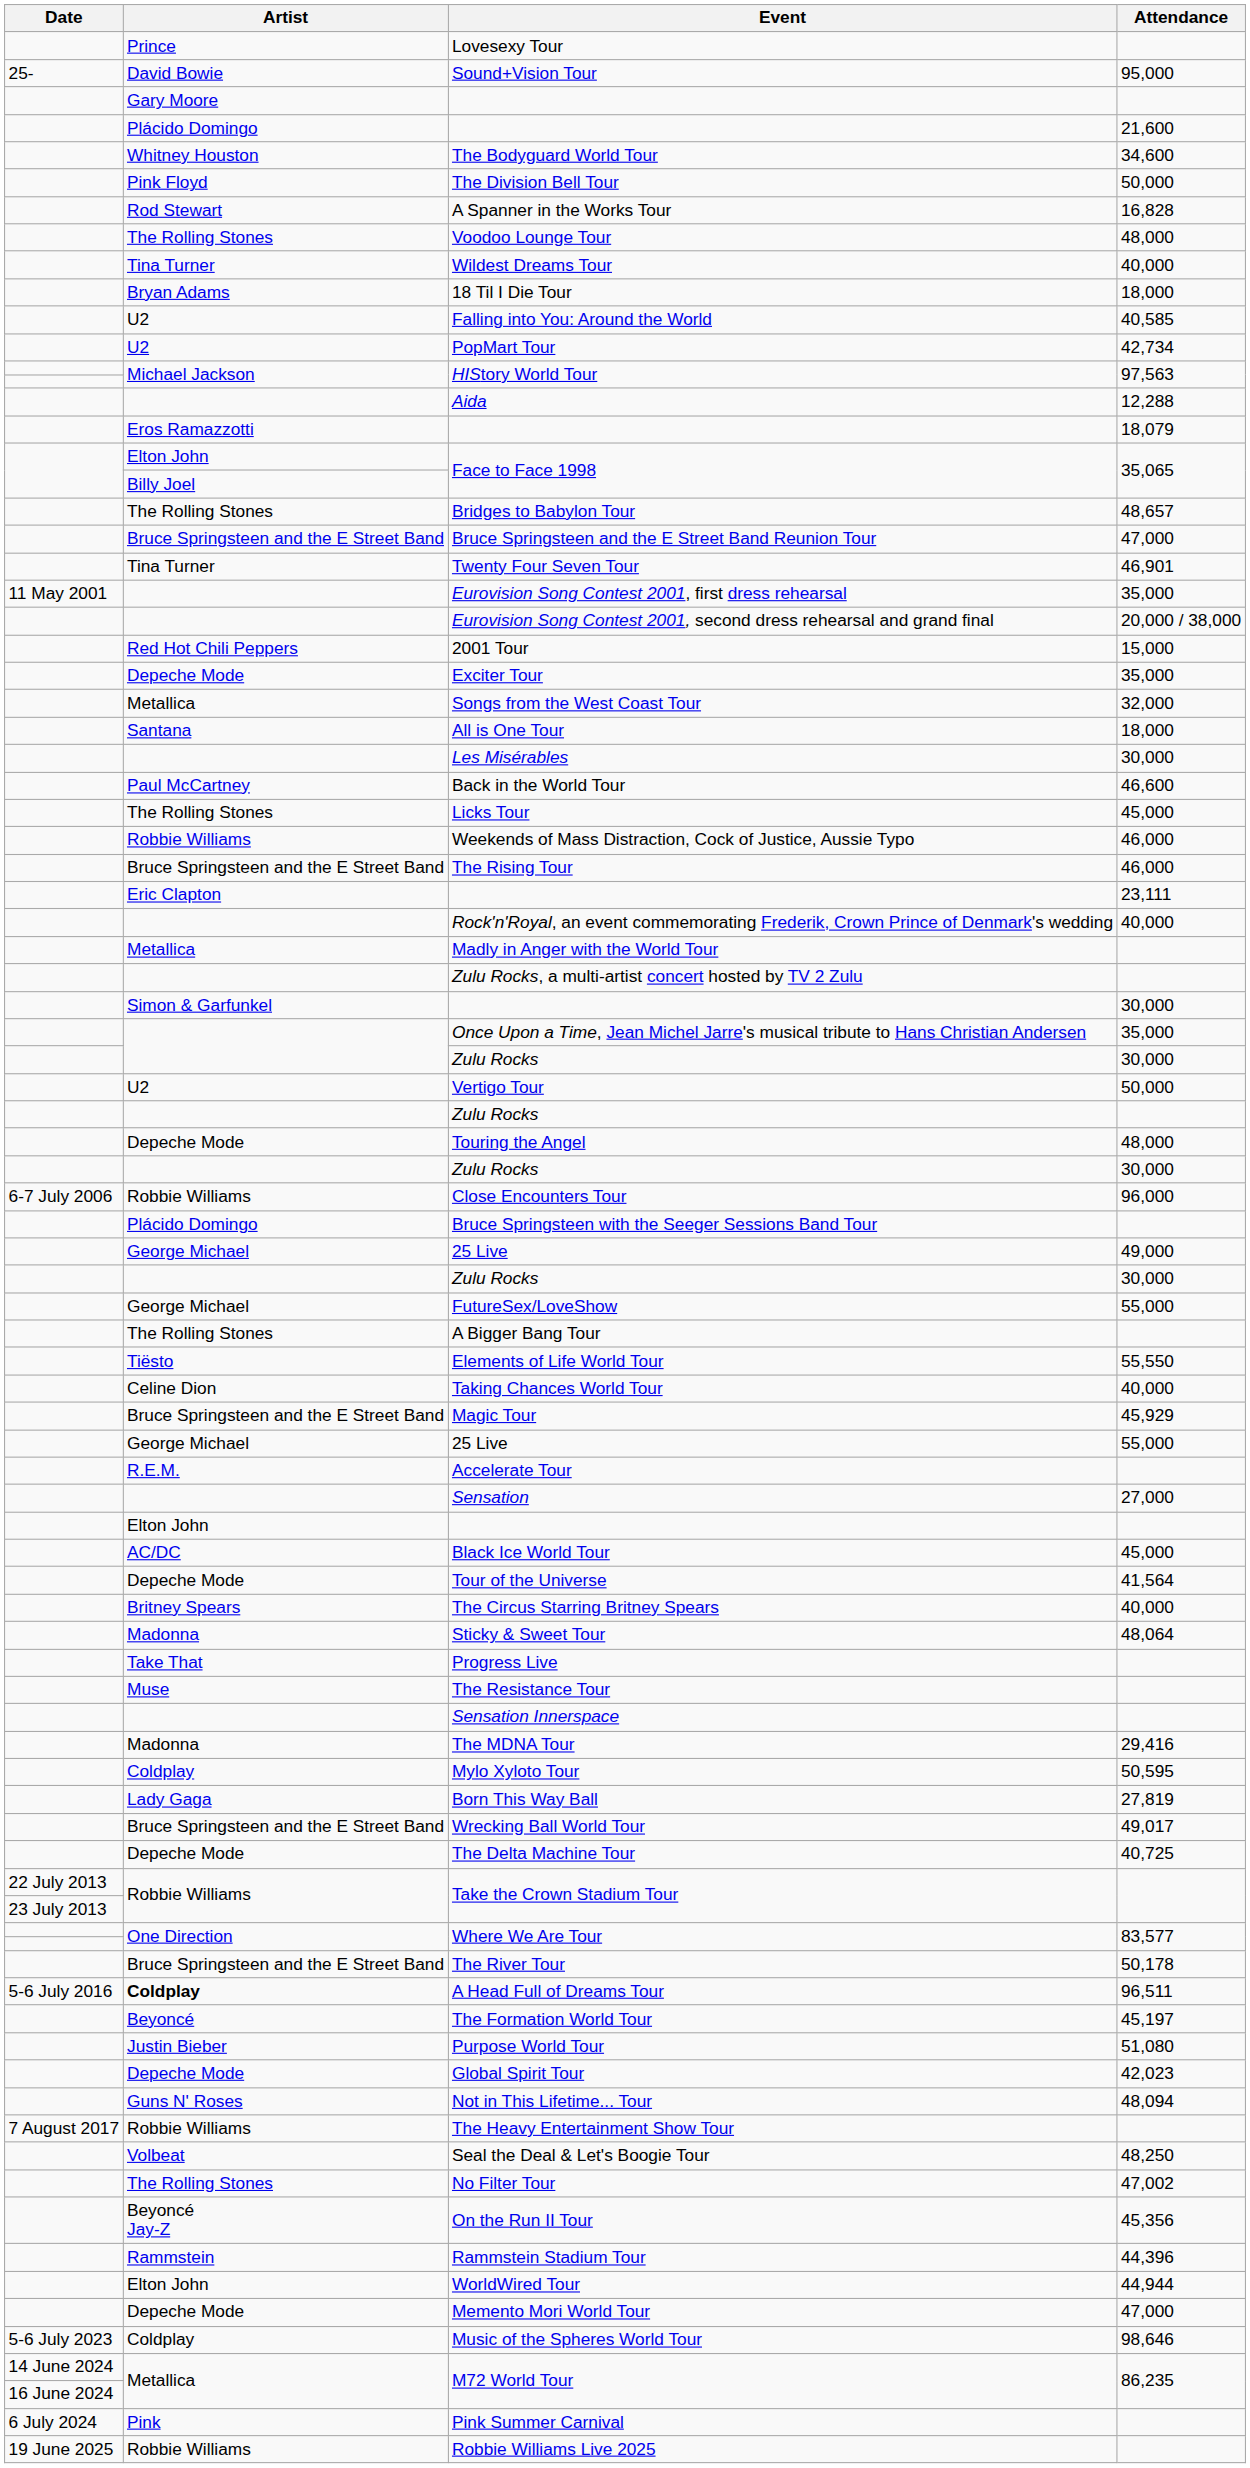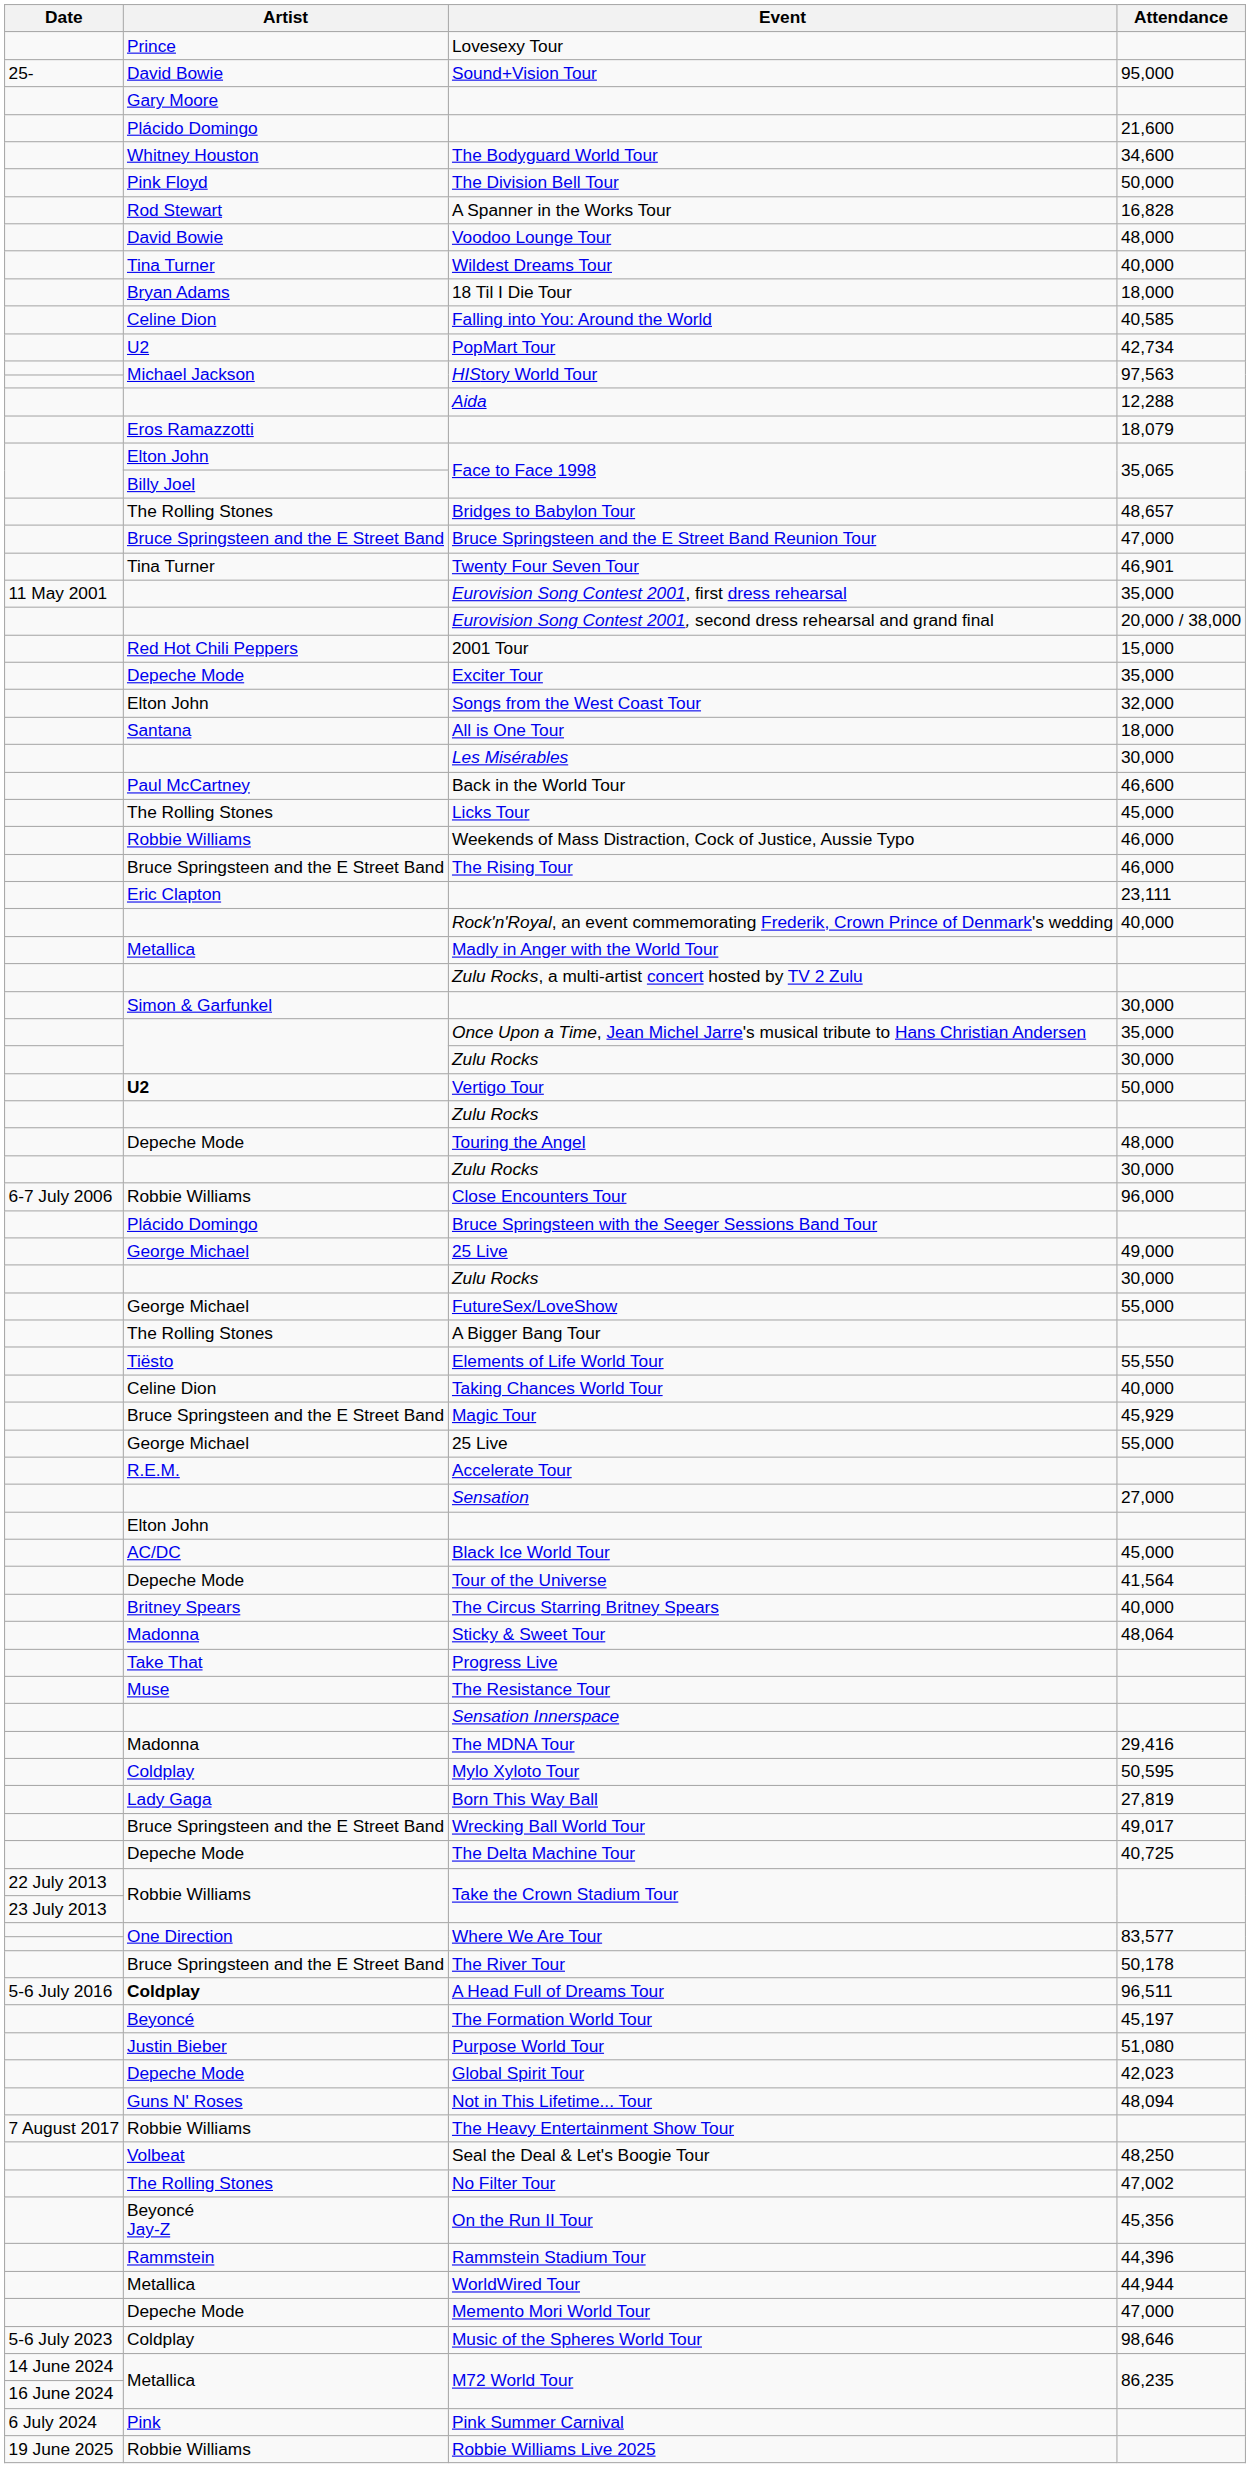(200, 237) The Rolling Stones -> (175, 237) David Bowie
(138, 319) U2 -> (172, 319) Celine Dion
(161, 703) Metallica -> (168, 703) Elton John
(138, 1086) normal -> (138, 1086) bold
(168, 2284) Elton John -> (161, 2284) Metallica
